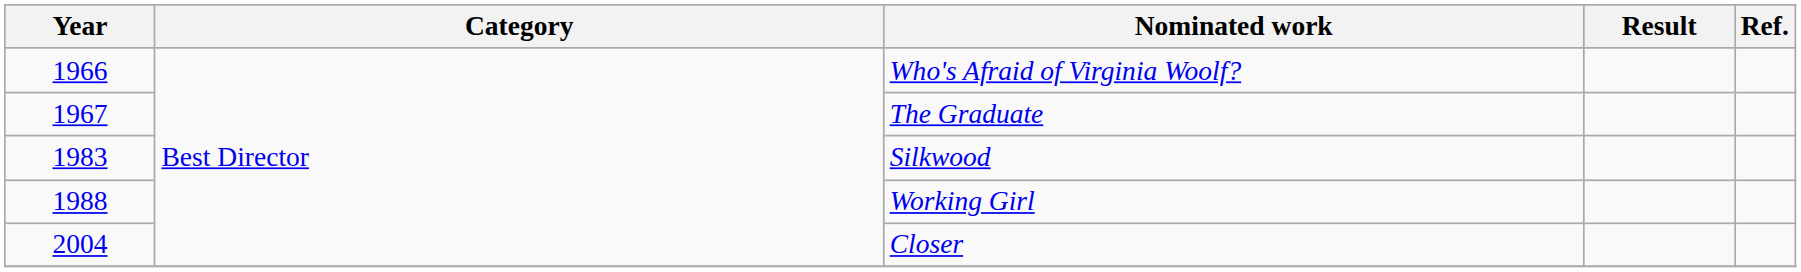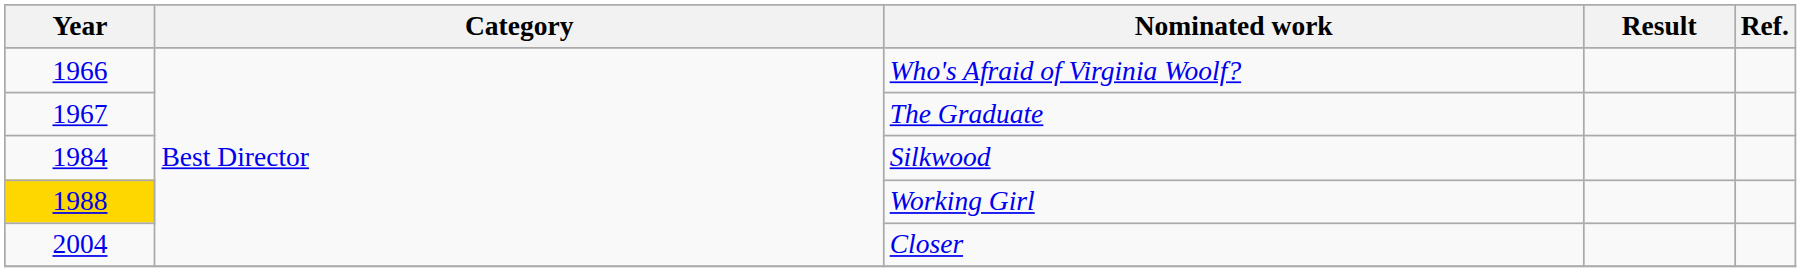(80, 157) 1983 -> (80, 157) 1984
(80, 200) no background -> (80, 200) gold background
